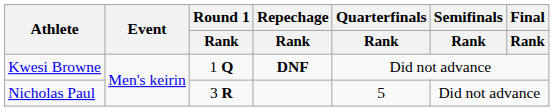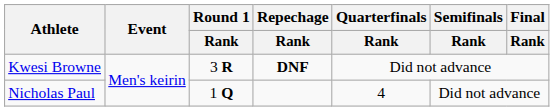(221, 67) 1 Q -> (221, 67) 3 R
(221, 93) 3 R -> (221, 93) 1 Q
(381, 93) 5 -> (381, 93) 4
